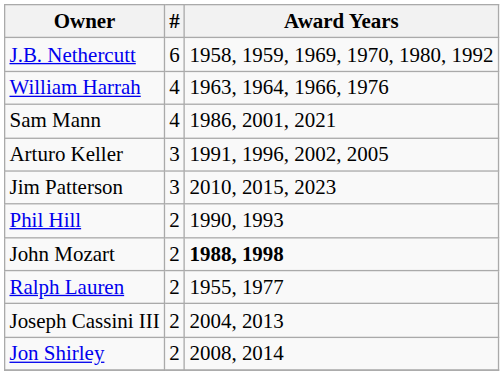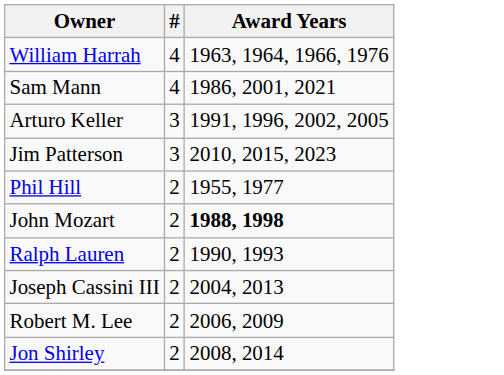- row: (73, 54)
(237, 220) 1990, 1993 -> (237, 187) 1955, 1977
(237, 287) 1955, 1977 -> (237, 253) 1990, 1993
+ row: (71, 320)
